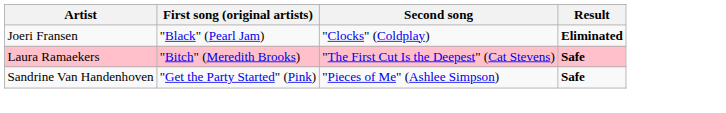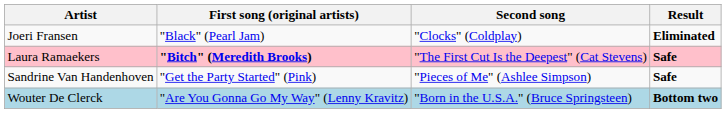(230, 56) normal -> (236, 56) bold
+ row: (55, 98)
